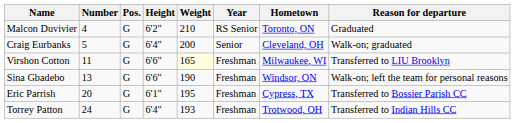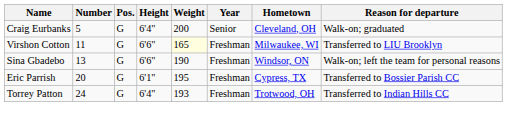- row: (42, 28)
